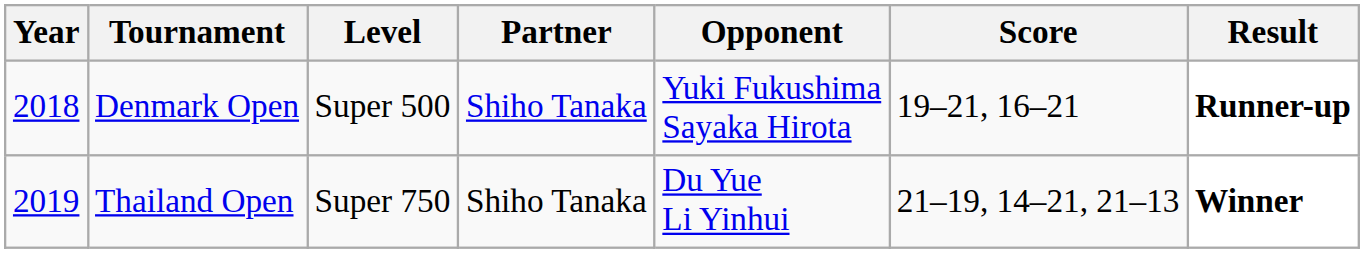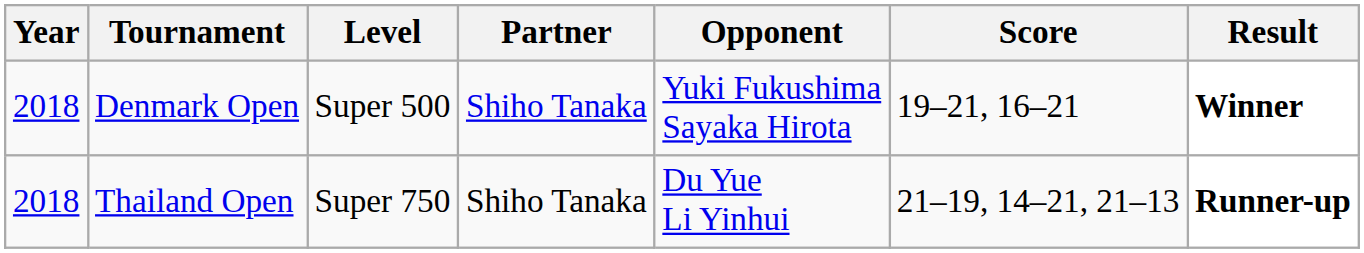(1273, 106) Runner-up -> (1249, 106) Winner
(46, 200) 2019 -> (46, 200) 2018
(1249, 200) Winner -> (1273, 200) Runner-up
